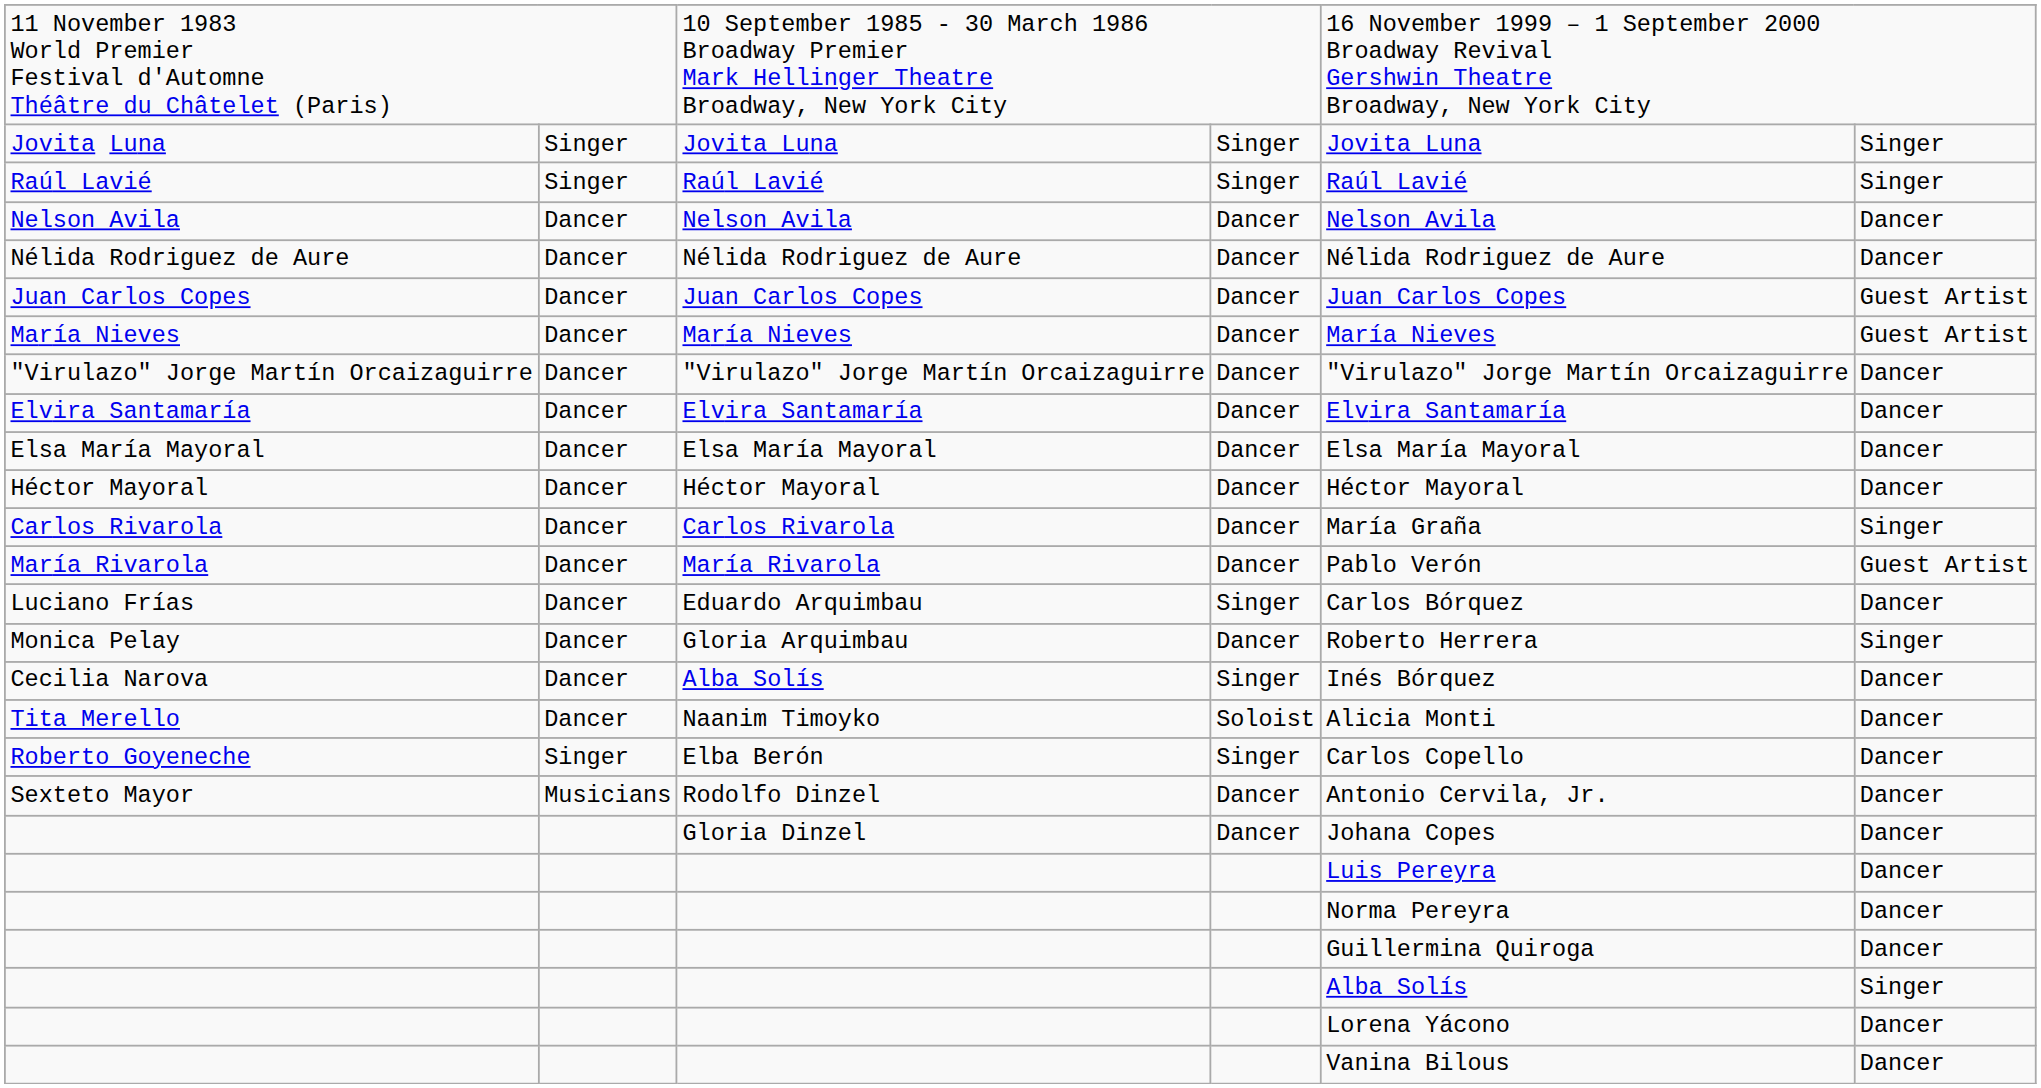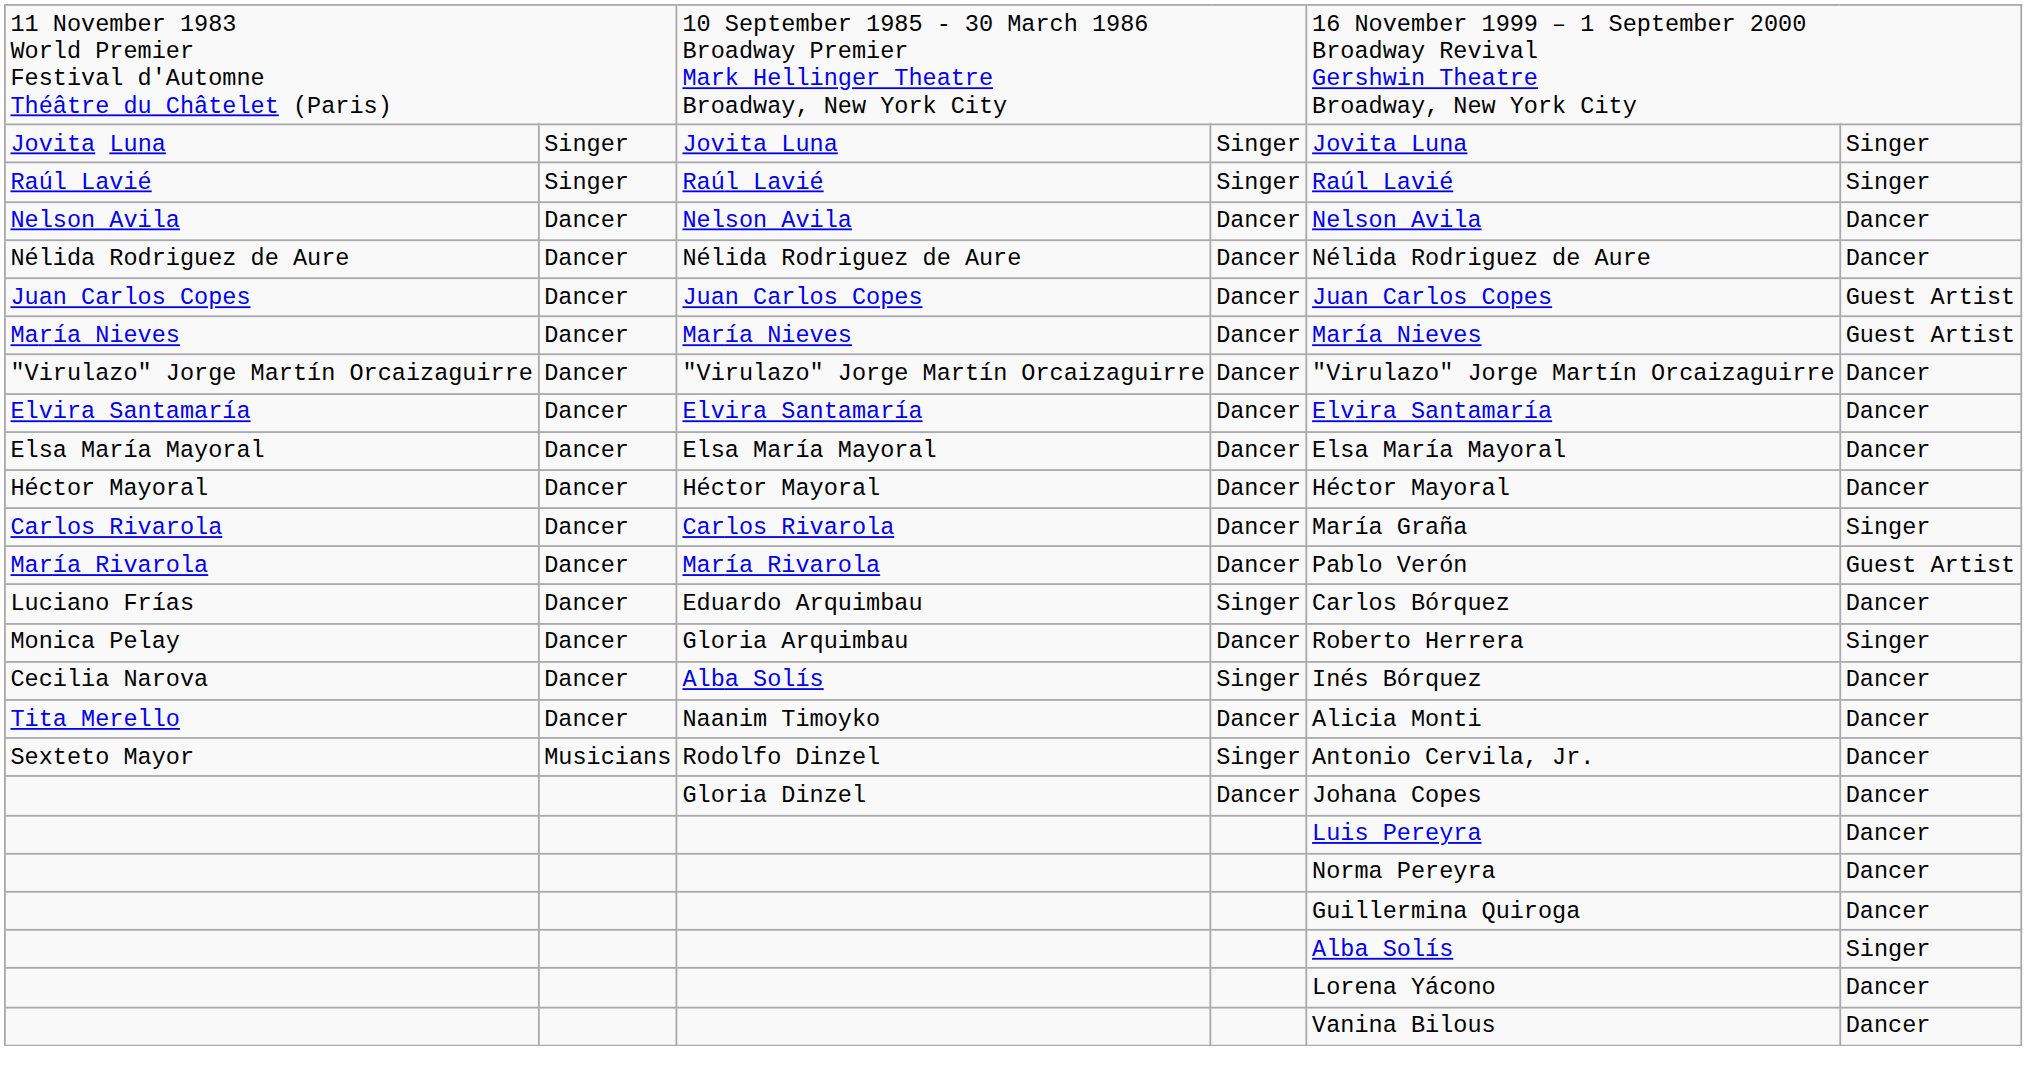(1266, 719) Soloist -> (1258, 719) Dancer
- row: (131, 757)
(1258, 796) Dancer -> (1258, 757) Singer
